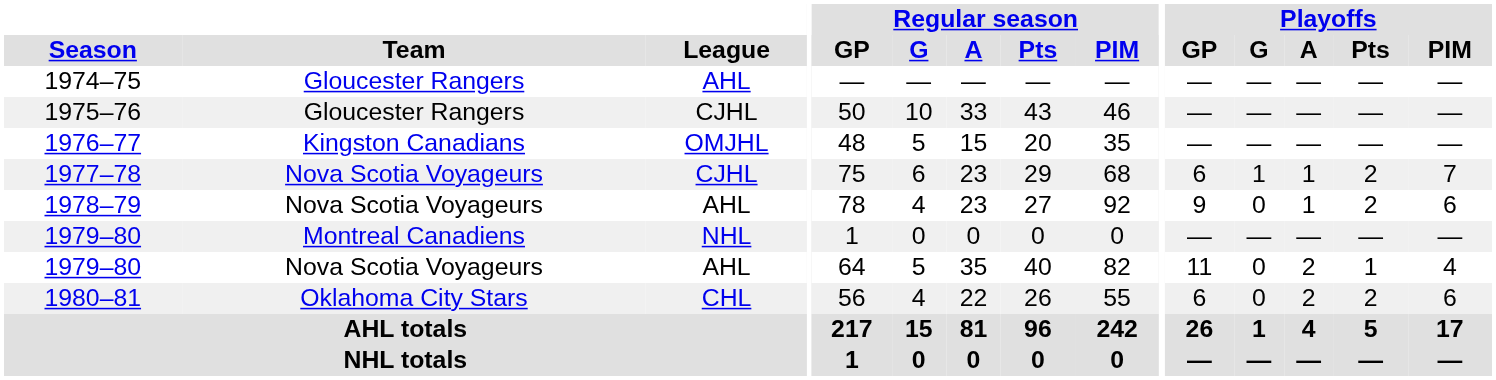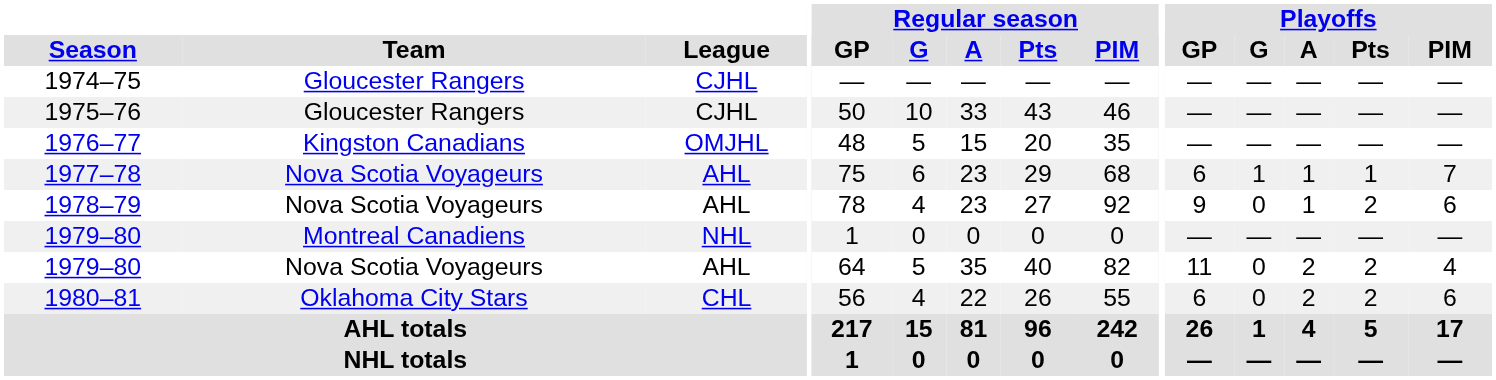(727, 81) AHL -> (727, 81) CJHL
(727, 174) CJHL -> (727, 174) AHL
(1371, 174) 2 -> (1371, 174) 1
(1371, 267) 1 -> (1371, 267) 2
